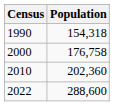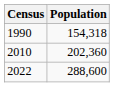- row: (19, 52)
